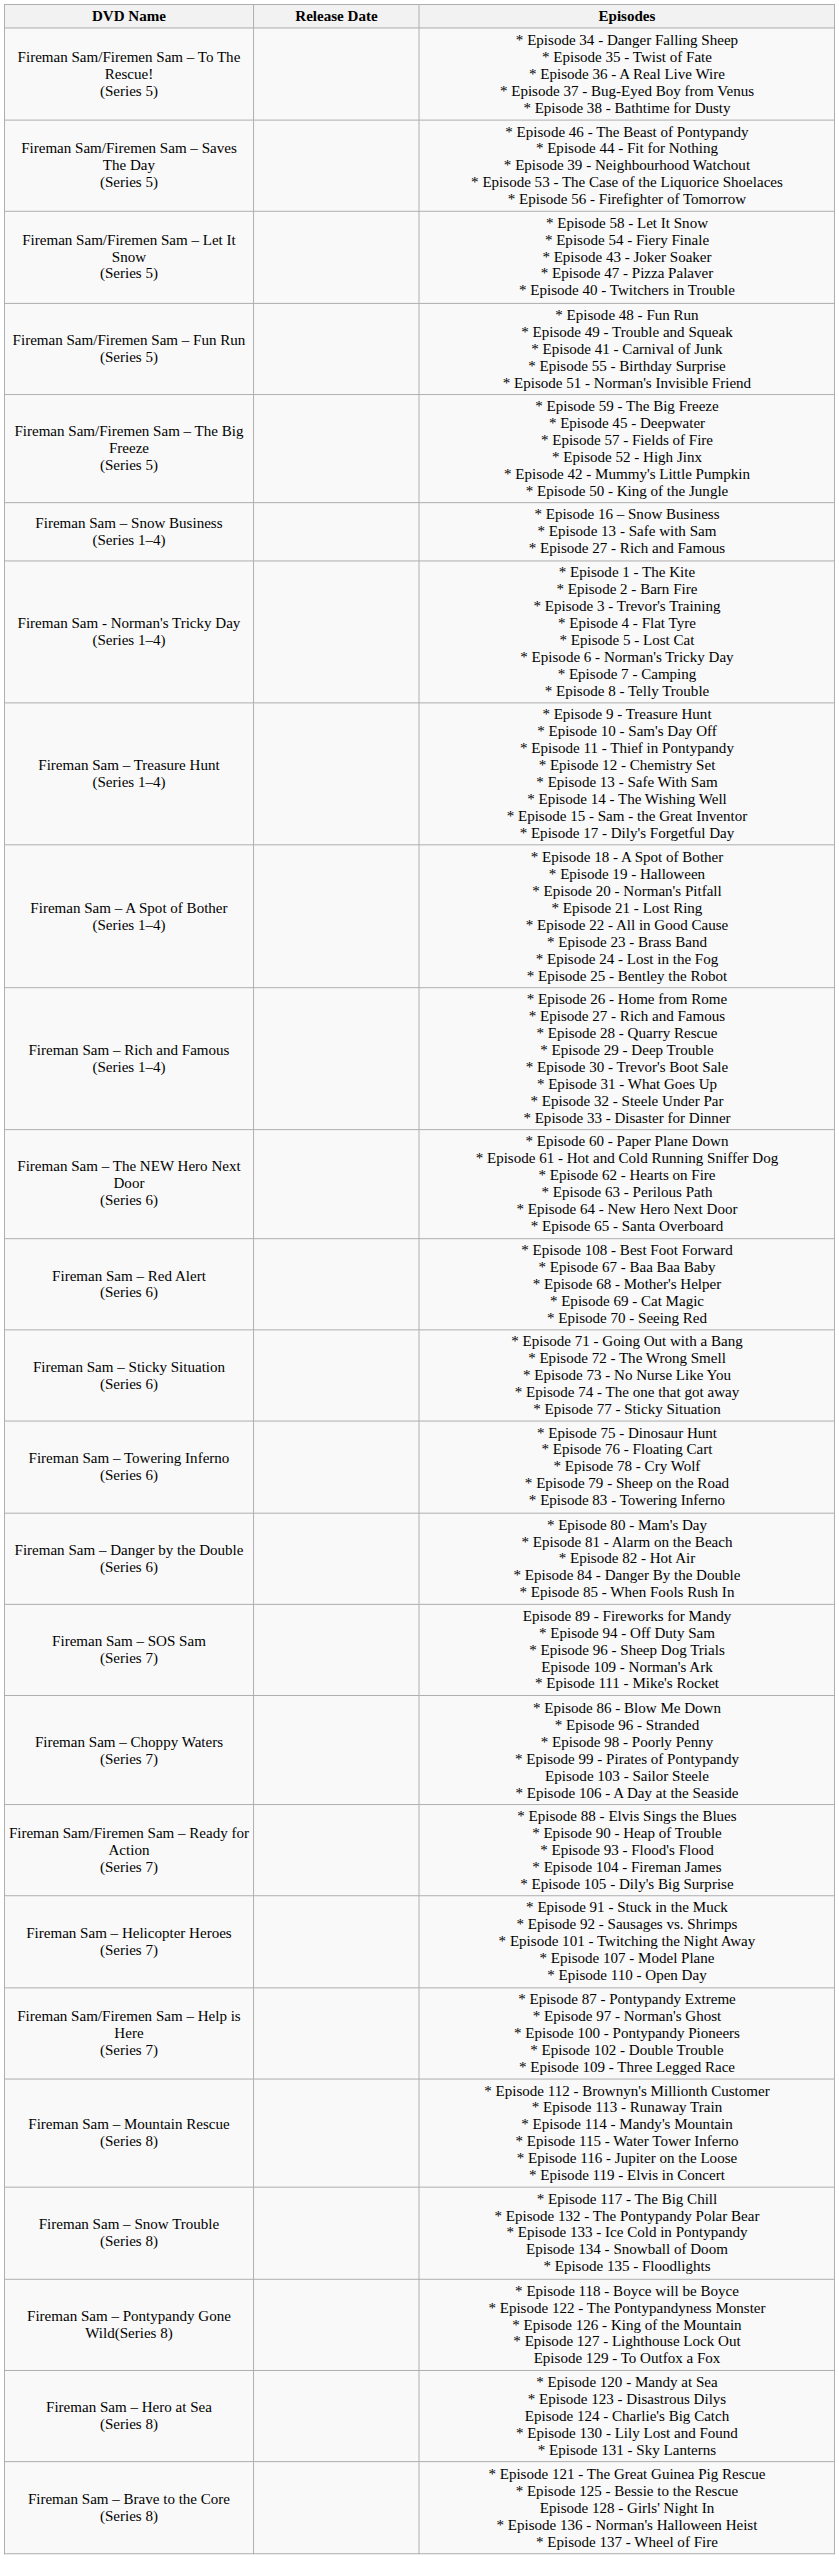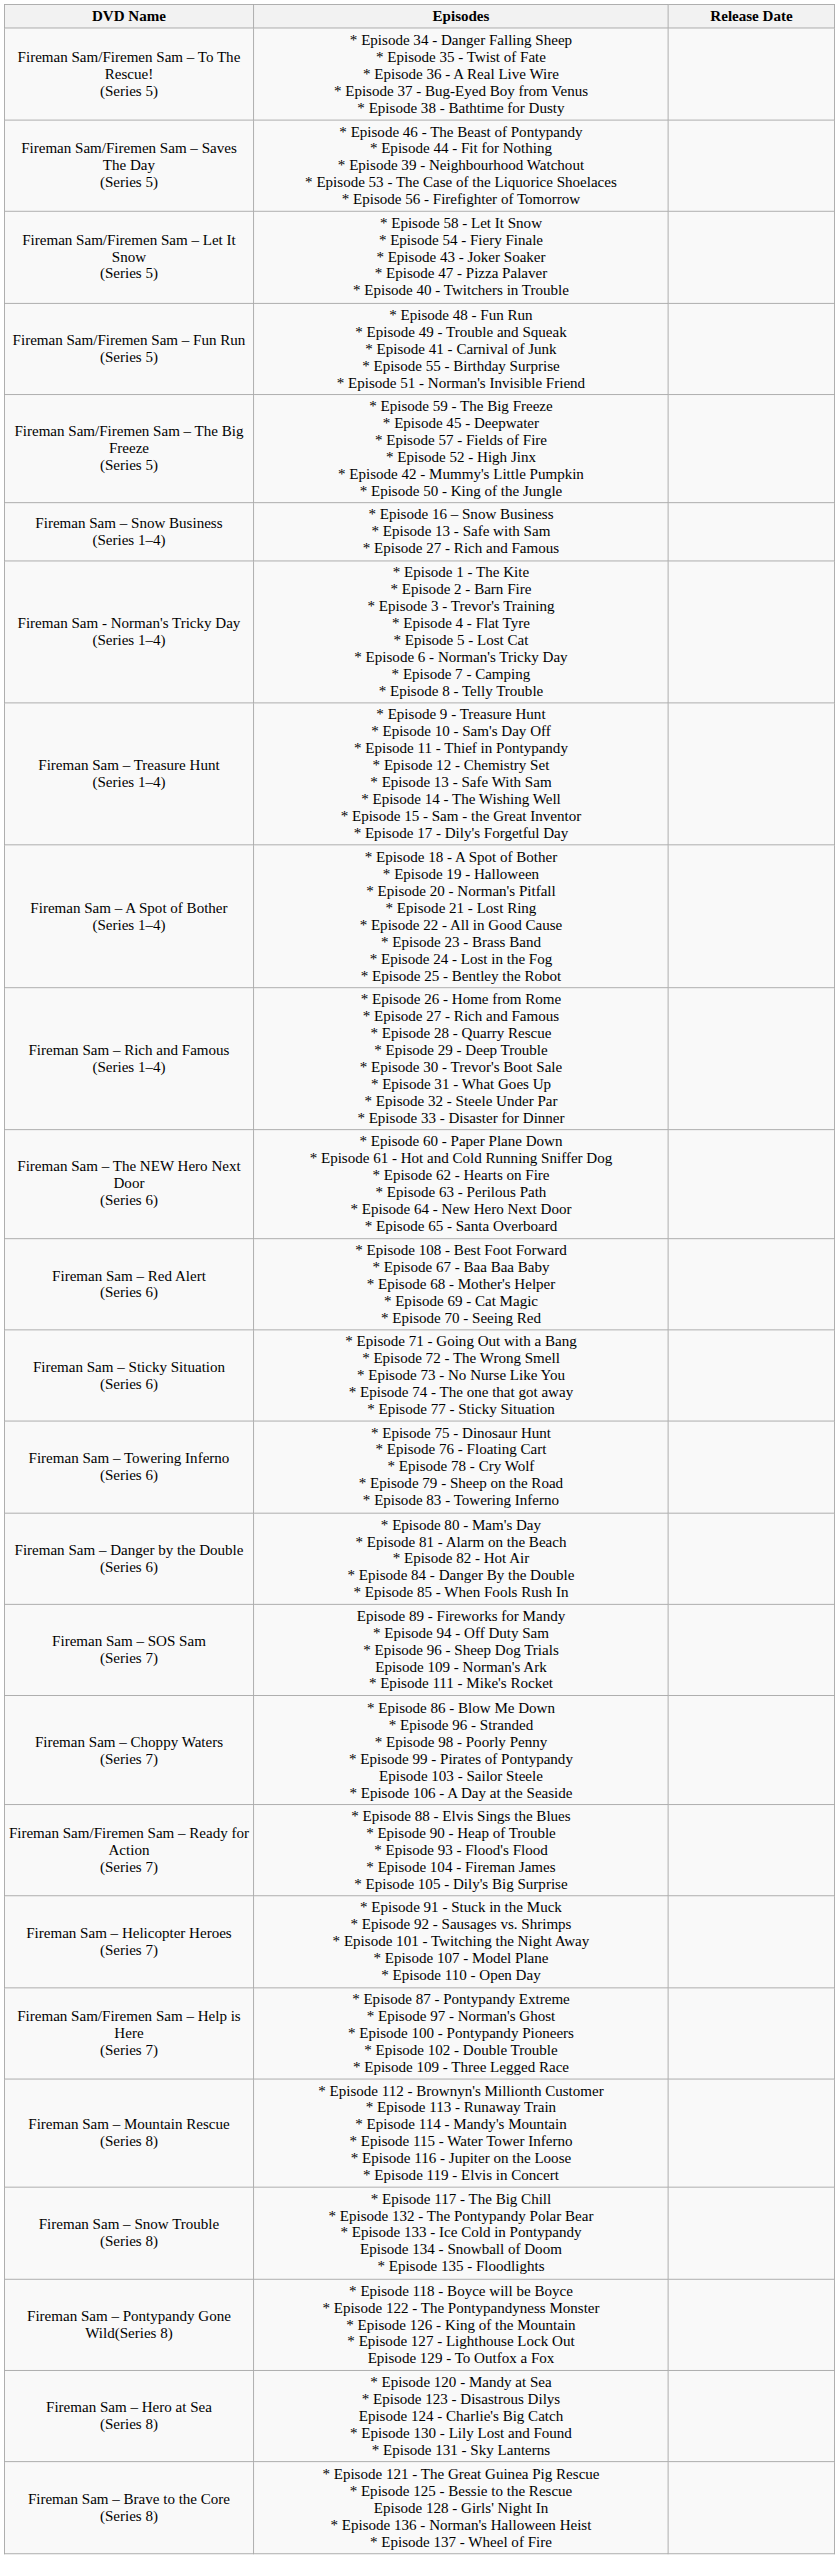columns swapped: (627, 16) <-> (336, 16)
